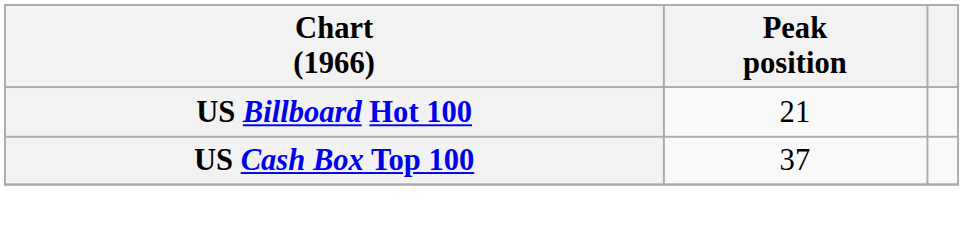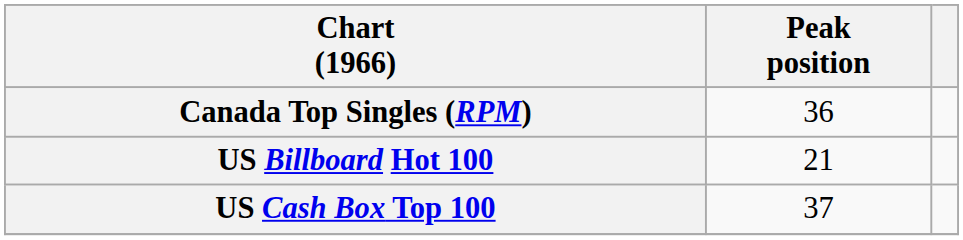+ row: (355, 111)
